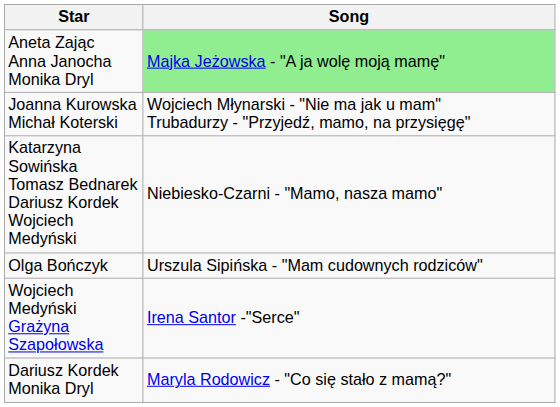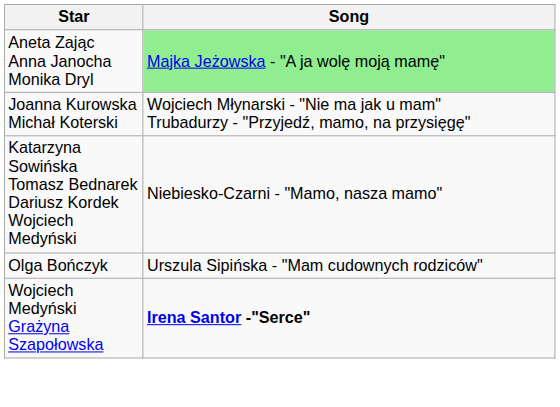(223, 318) normal -> (229, 318) bold
- row: (63, 380)
